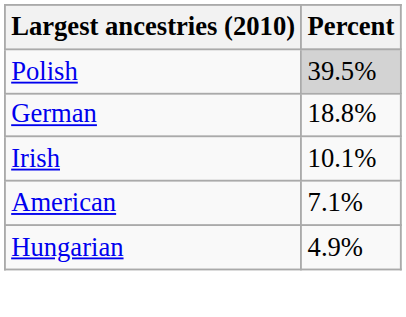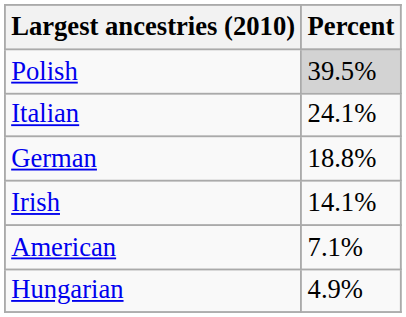+ row: (45, 114)
(342, 158) 10.1% -> (342, 202) 14.1%
